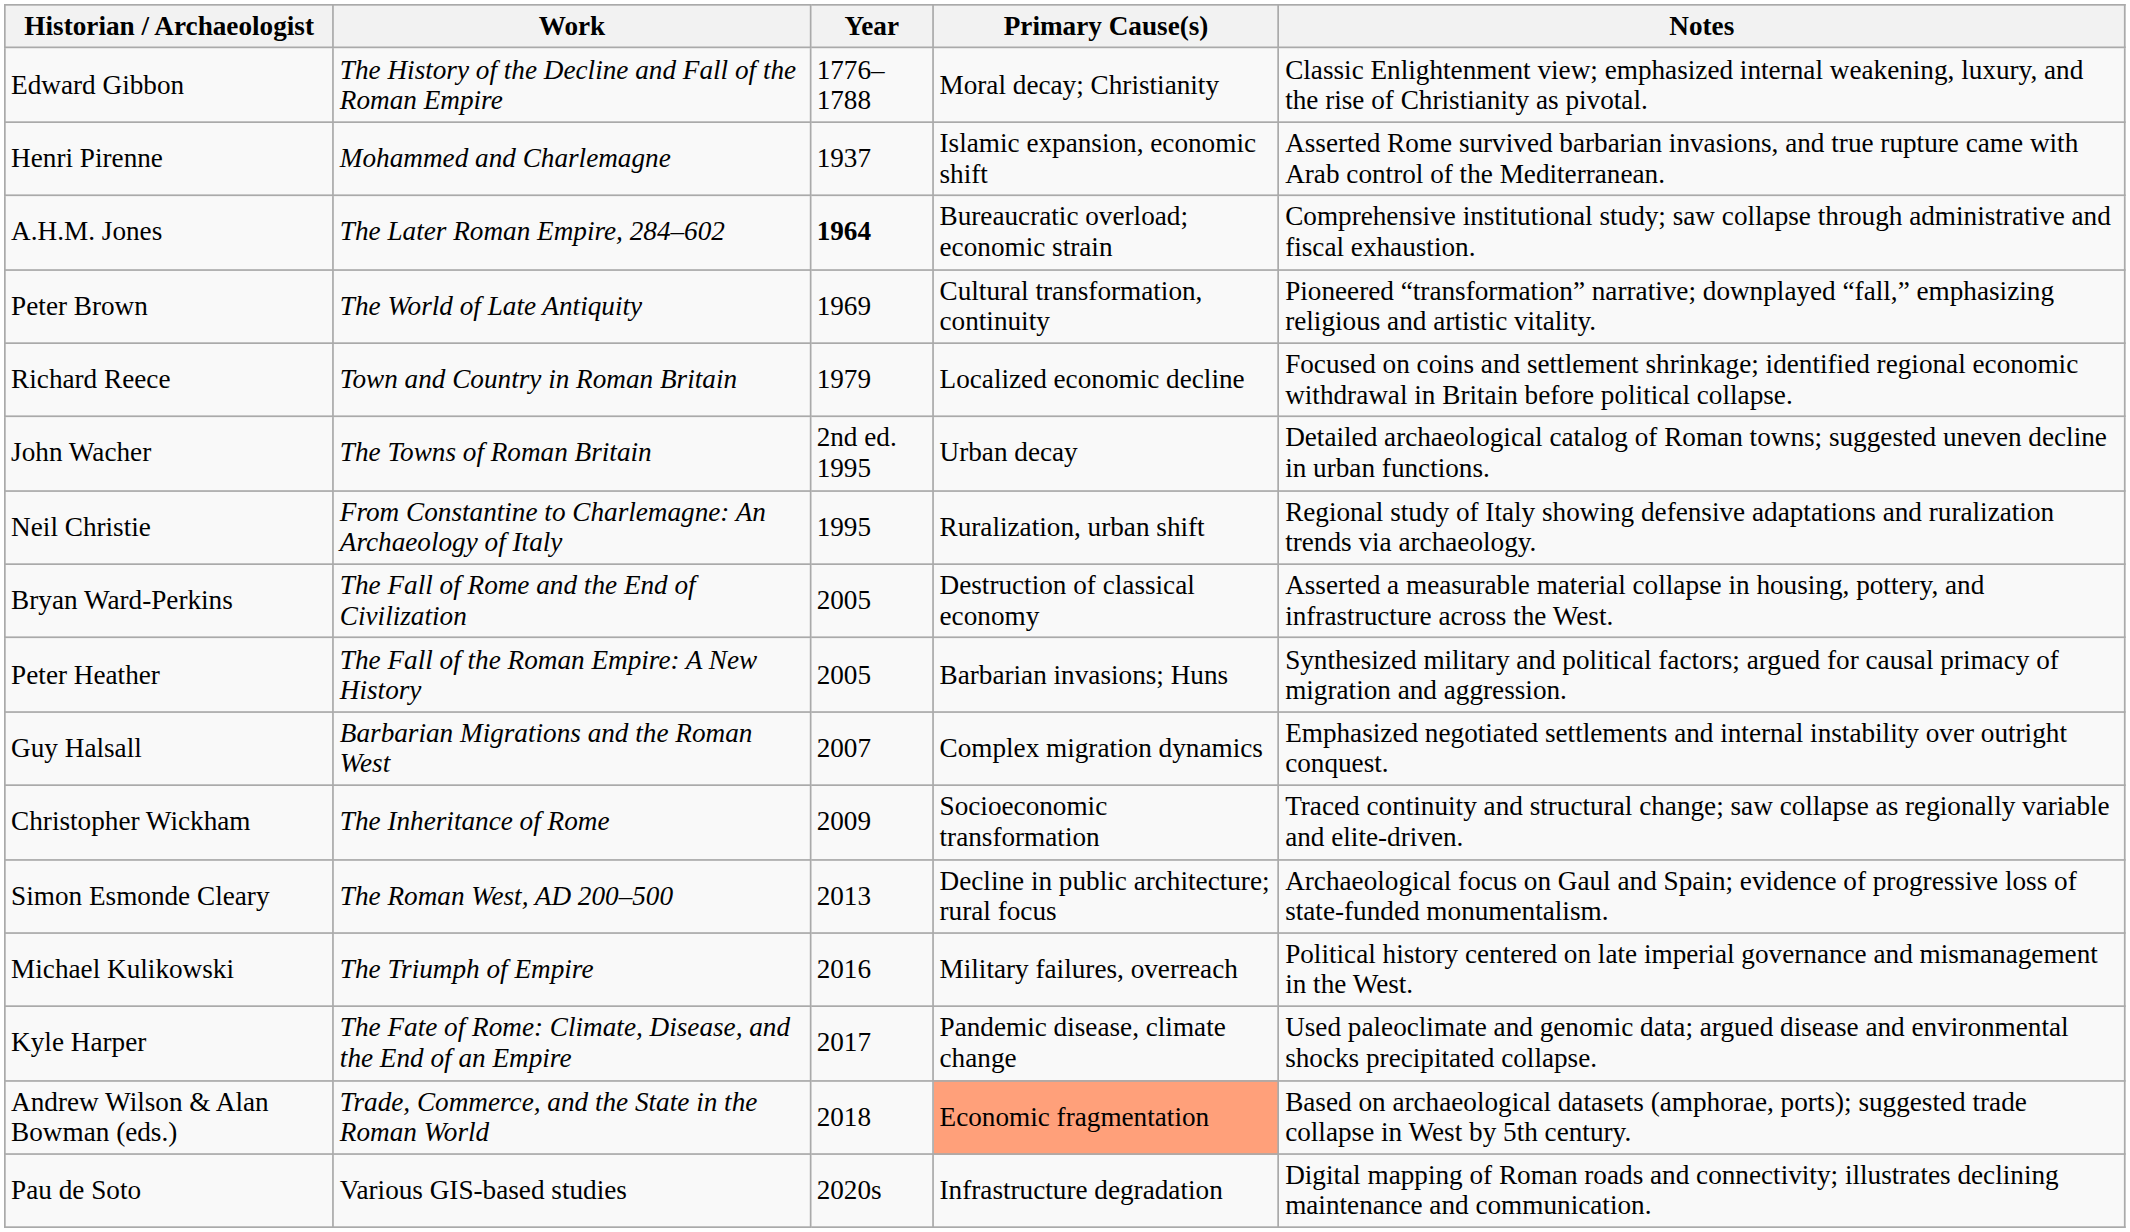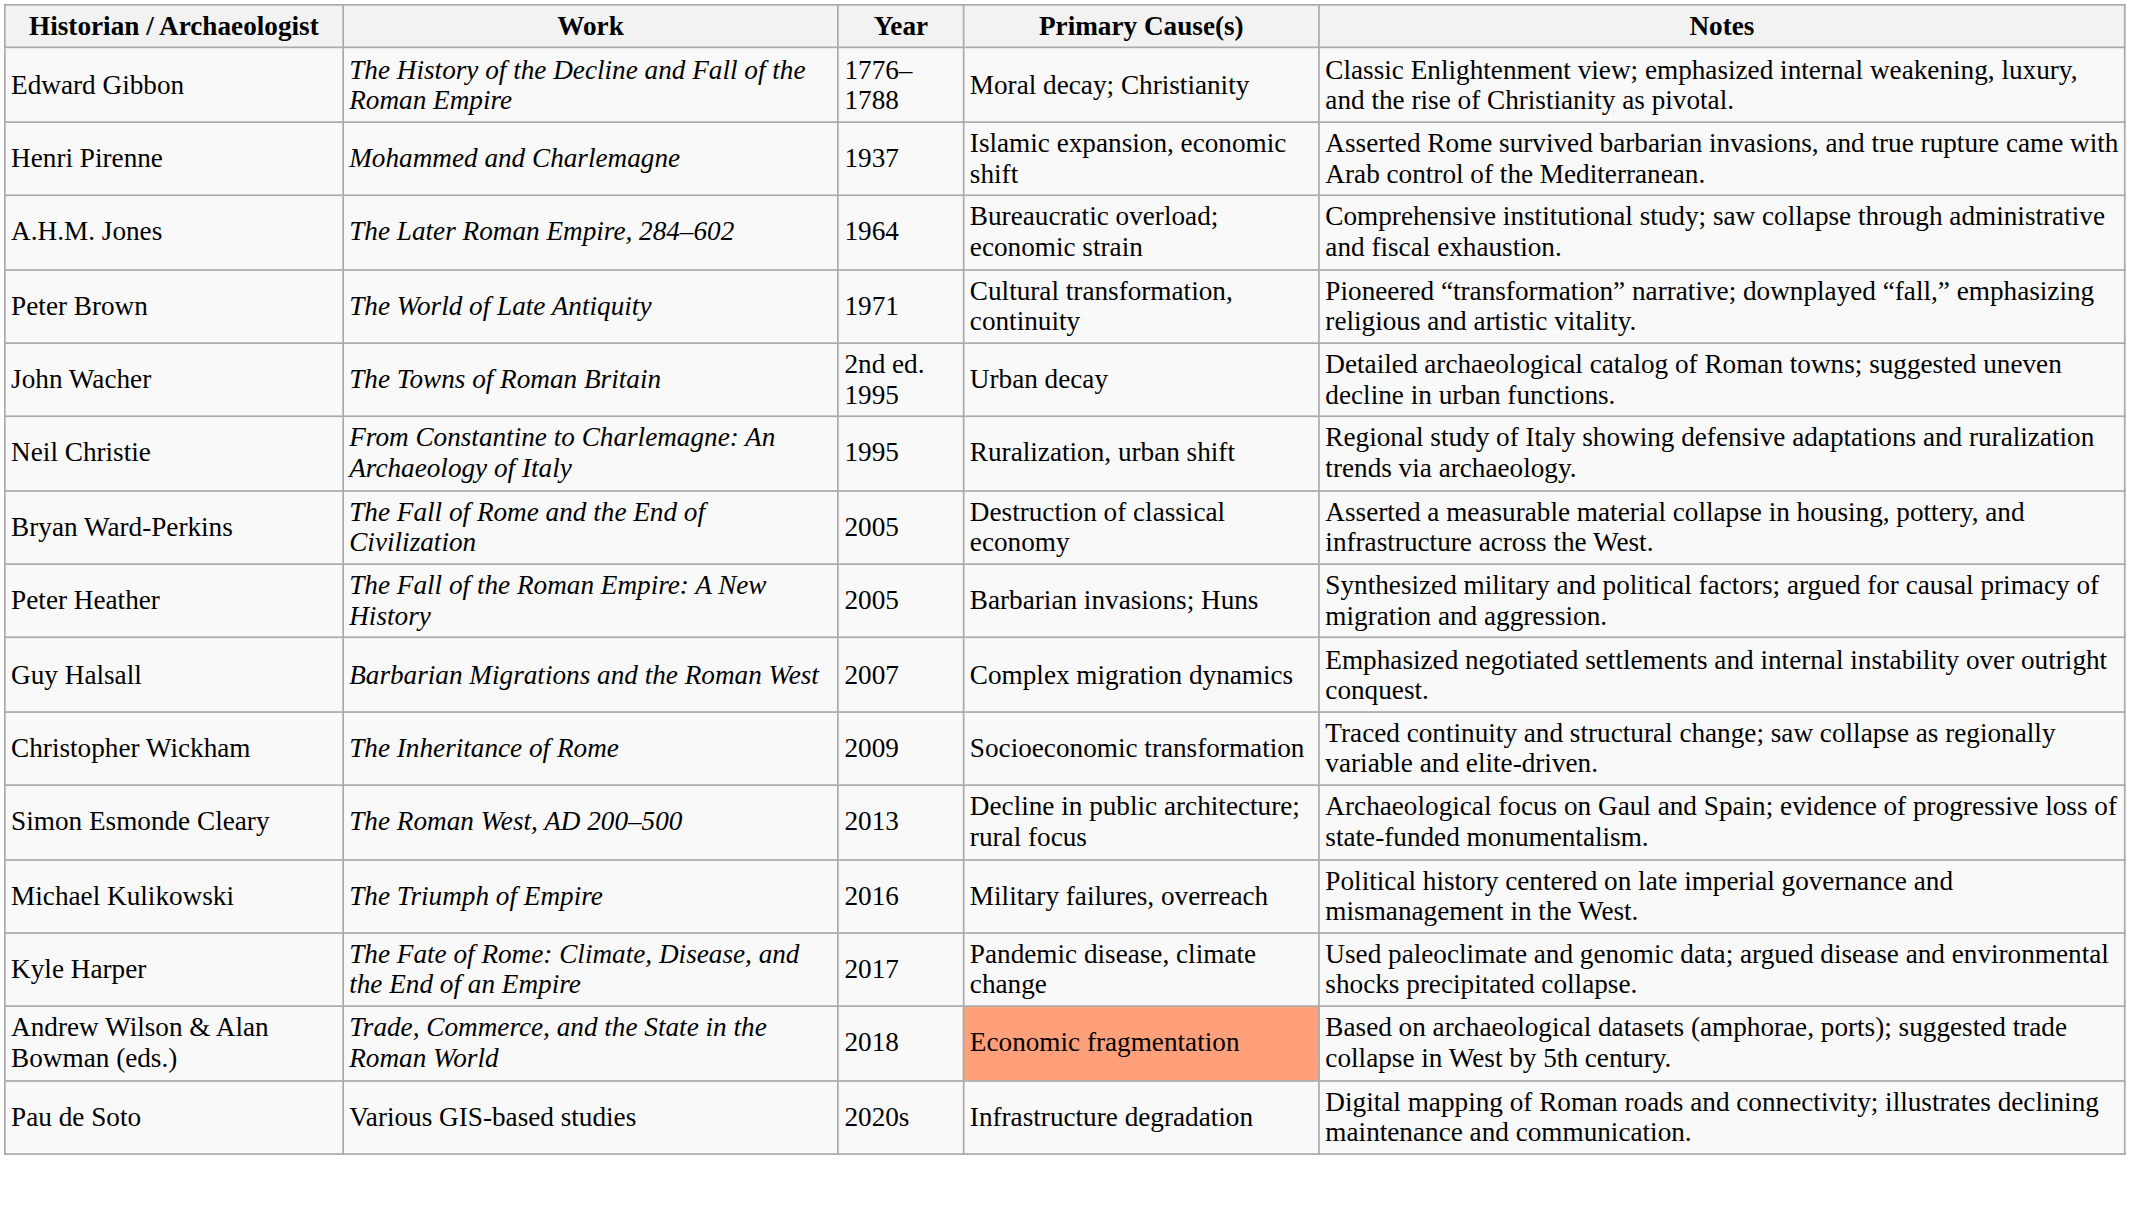(844, 231) bold -> (872, 231) normal
(844, 305) 1969 -> (872, 305) 1971
- row: (91, 379)
